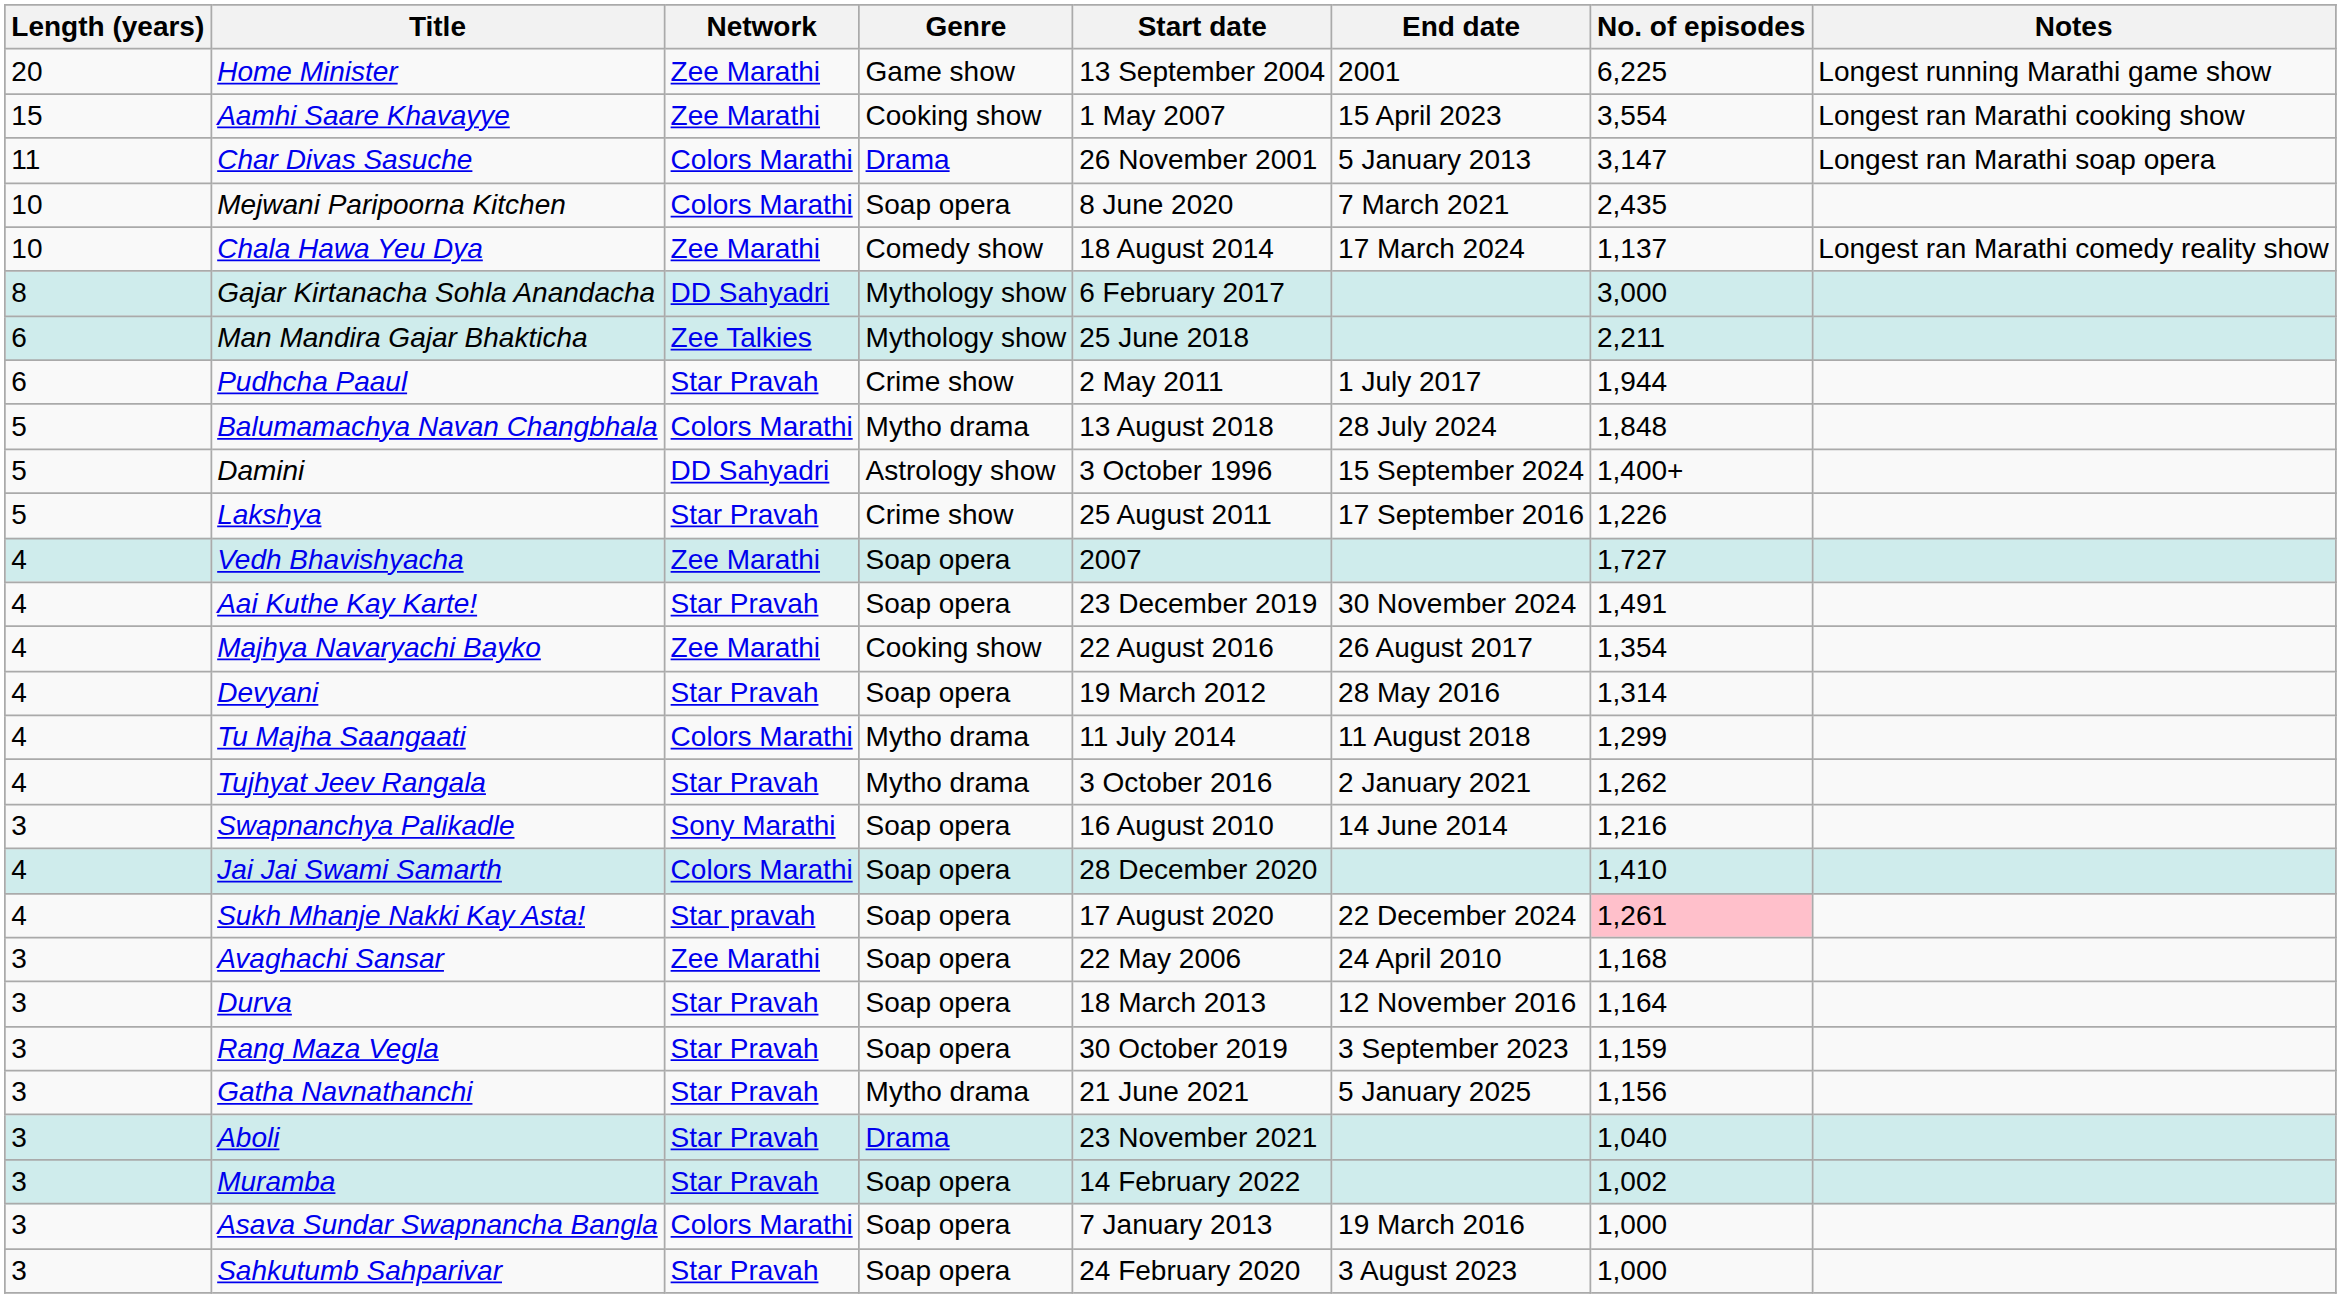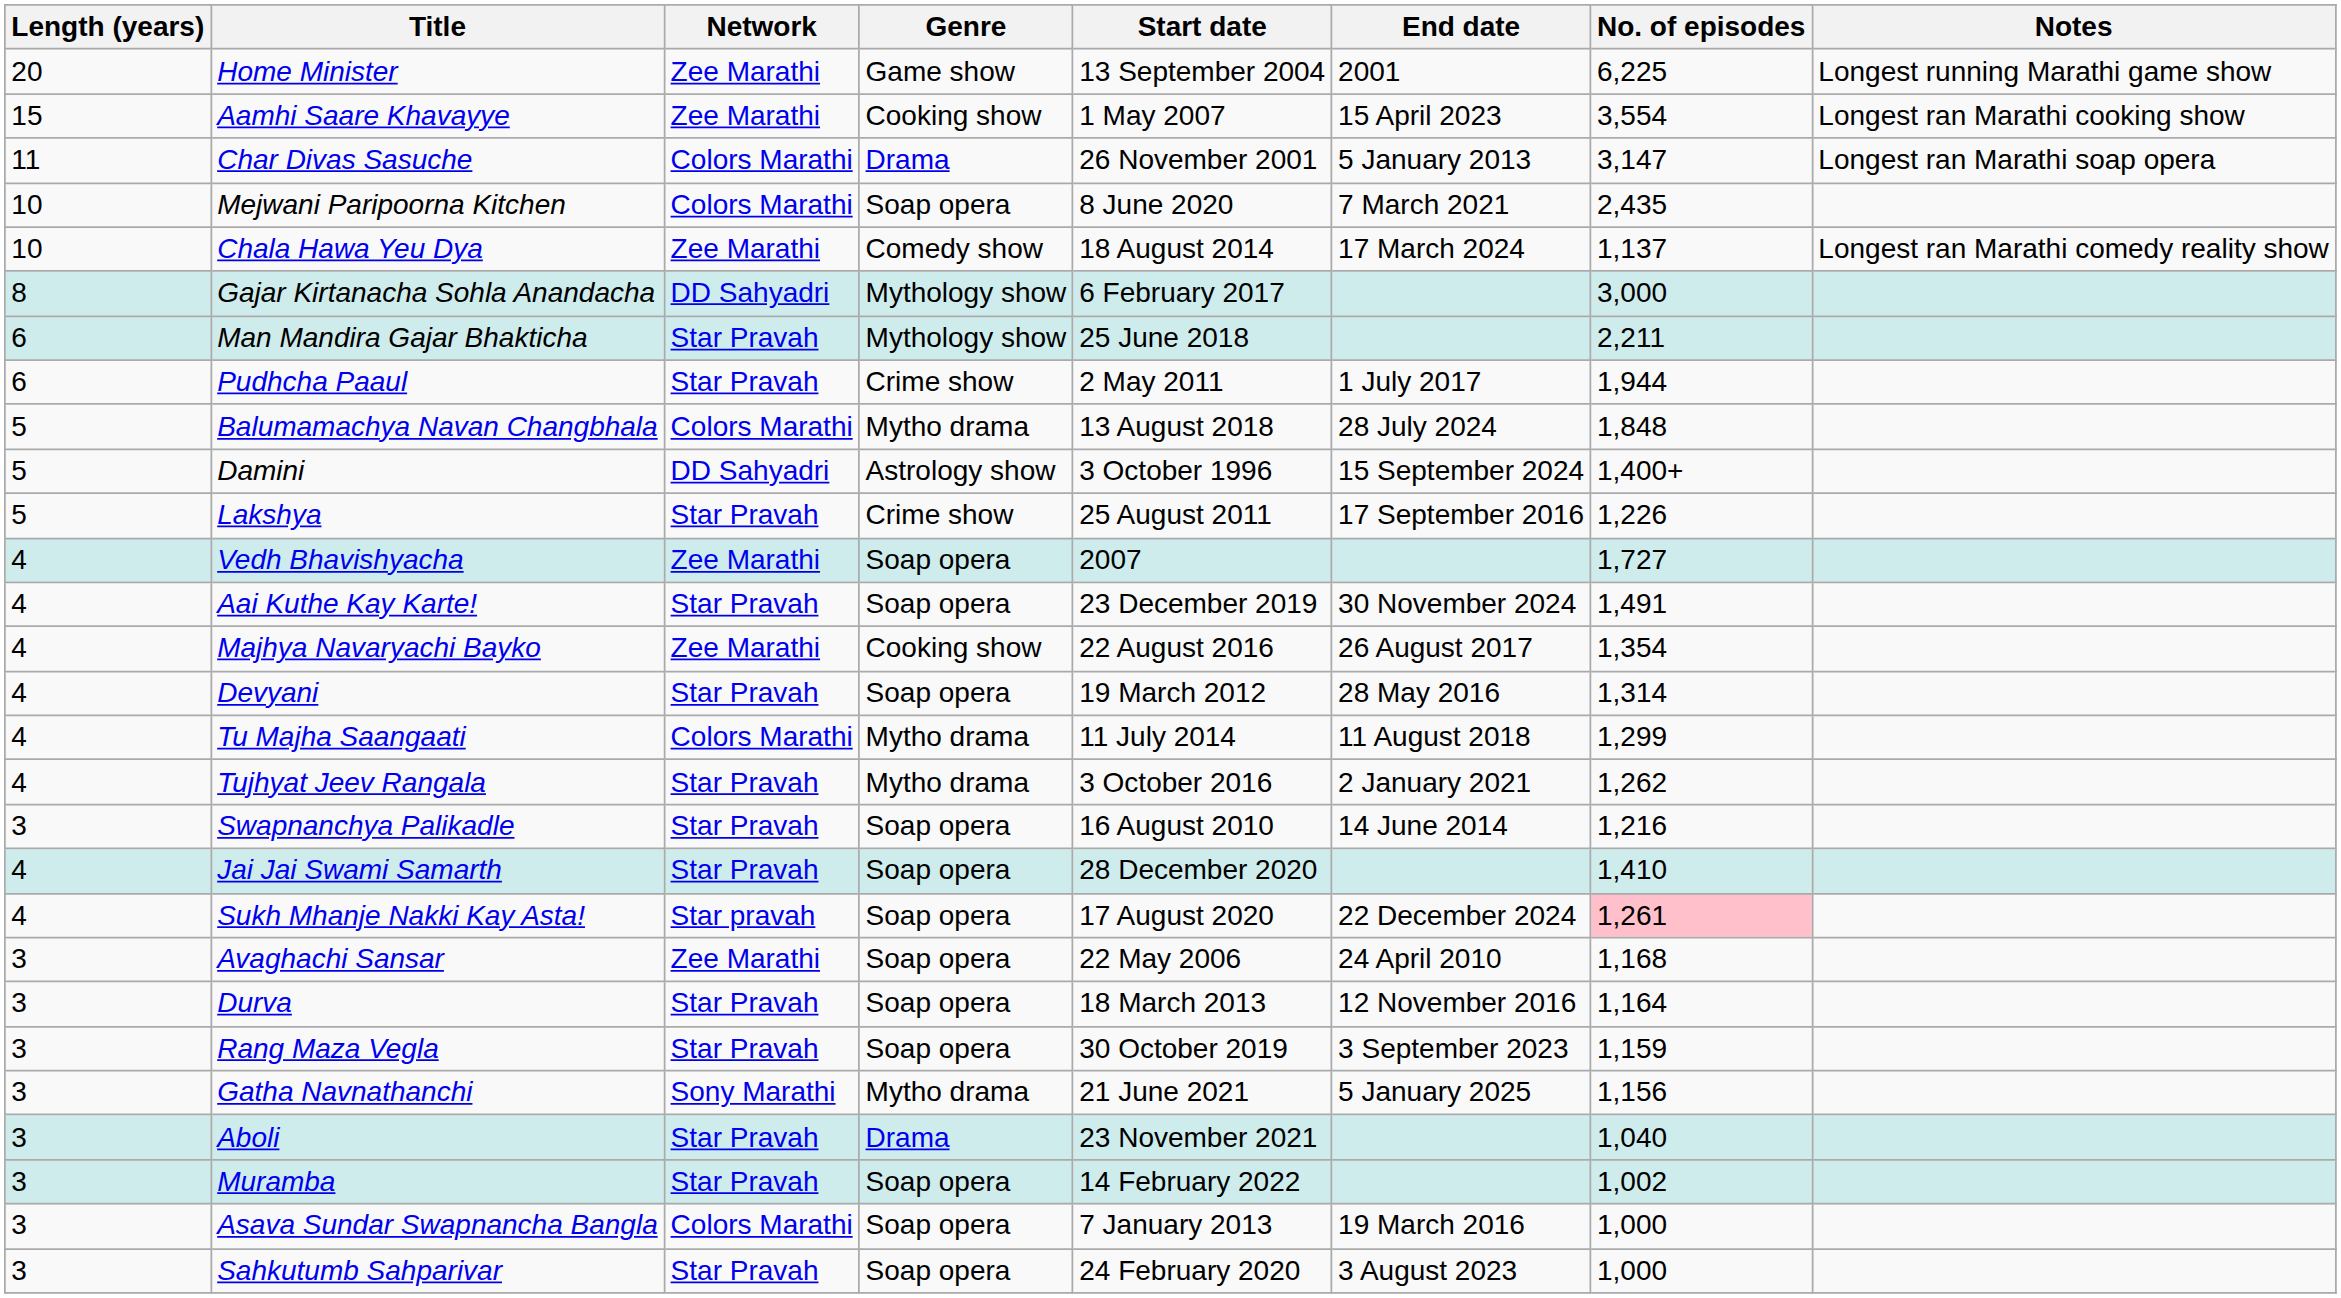(741, 337) Zee Talkies -> (745, 337) Star Pravah
(753, 826) Sony Marathi -> (745, 826) Star Pravah
(762, 870) Colors Marathi -> (745, 870) Star Pravah
(745, 1092) Star Pravah -> (753, 1092) Sony Marathi
